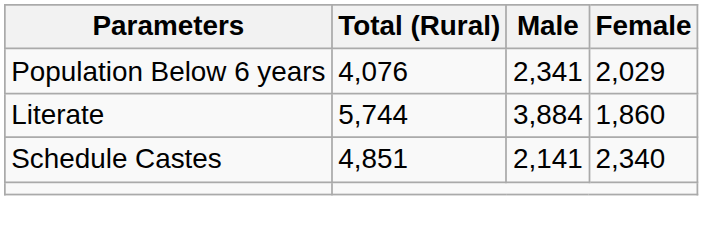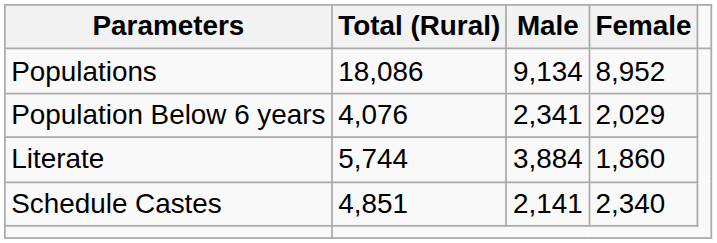+ row: (84, 70)
